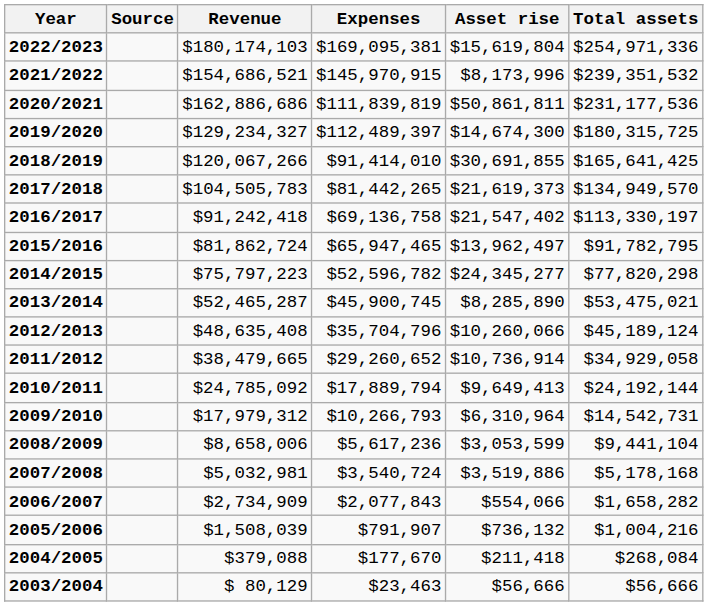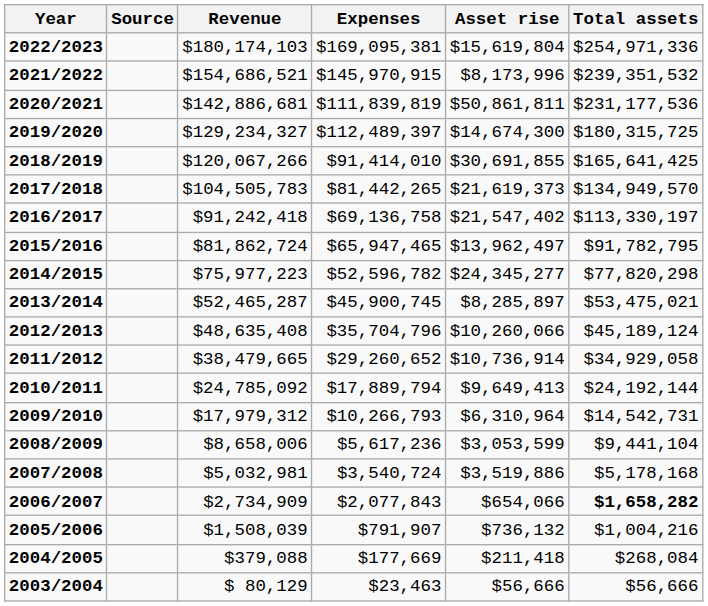(245, 104) $162,886,686 -> (245, 104) $142,886,681
(250, 274) $75,797,223 -> (250, 274) $75,977,223
(512, 303) $8,285,890 -> (512, 303) $8,285,897
(523, 502) $554,066 -> (523, 502) $654,066
(646, 502) normal -> (646, 502) bold
(400, 558) $177,670 -> (400, 558) $177,669
